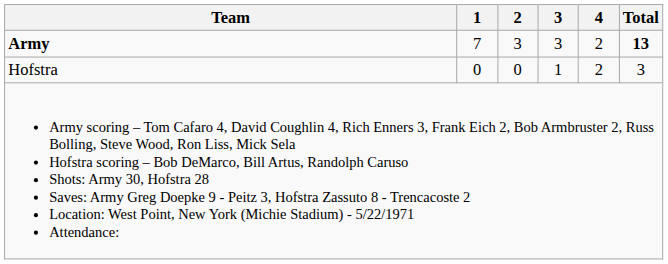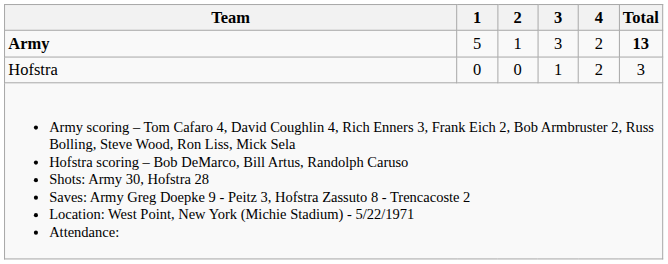(477, 43) 7 -> (477, 43) 5
(518, 43) 3 -> (518, 43) 1
